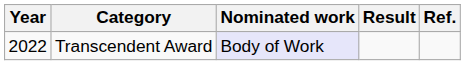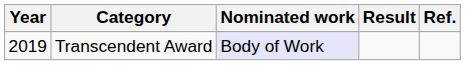(28, 45) 2022 -> (28, 45) 2019
